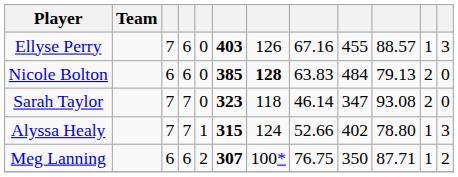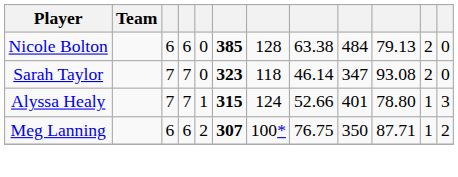- row: (58, 46)
(268, 74) bold -> (268, 46) normal
(314, 74) 63.83 -> (314, 46) 63.38
(355, 130) 402 -> (355, 102) 401
